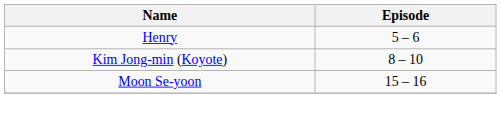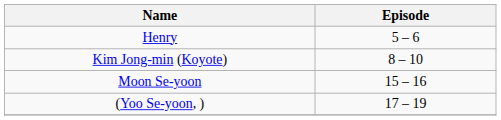+ row: (160, 103)
